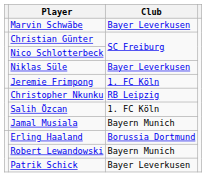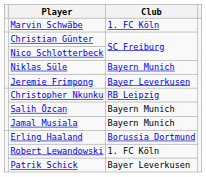(149, 25) Bayer Leverkusen -> (133, 25) 1. FC Köln
(149, 67) Bayer Leverkusen -> (141, 67) Bayern Munich
(133, 81) 1. FC Köln -> (149, 81) Bayer Leverkusen
(133, 109) 1. FC Köln -> (141, 109) Bayern Munich
(141, 151) Bayern Munich -> (133, 151) 1. FC Köln
